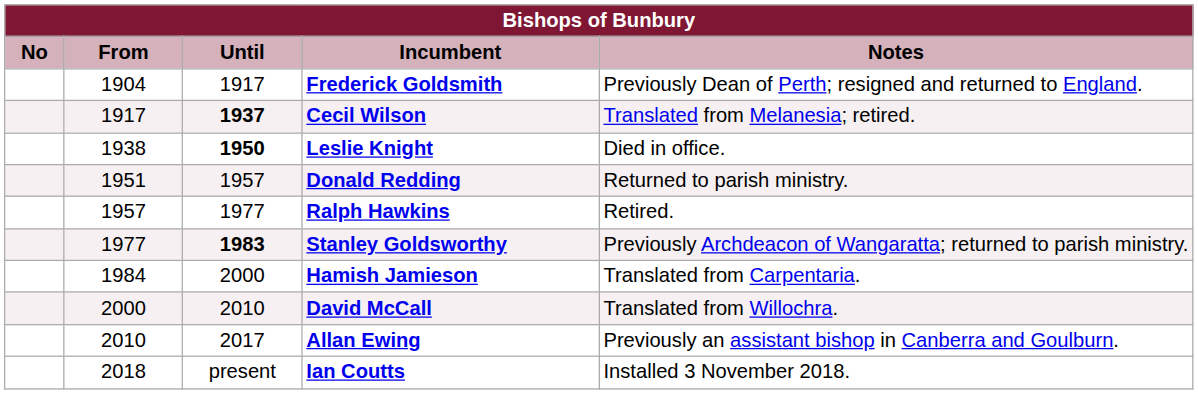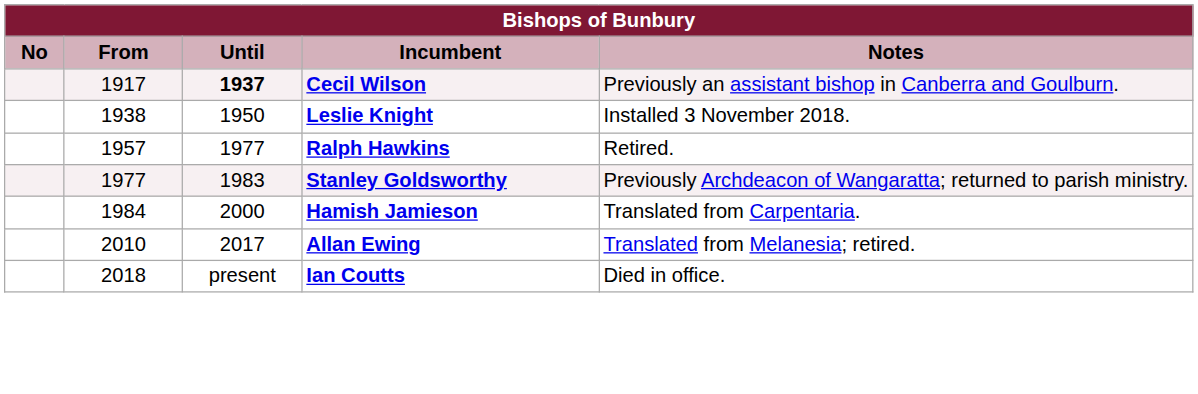- row: (404, 84)
(759, 116) Translated from Melanesia; retired. -> (861, 84) Previously an assistant bishop in Canberra and Goulburn.
(242, 148) bold -> (242, 116) normal
(664, 148) Died in office. -> (727, 116) Installed 3 November 2018.
- row: (384, 180)
(242, 244) bold -> (242, 180) normal
- row: (369, 308)
(861, 340) Previously an assistant bishop in Canberra and Goulburn. -> (759, 244) Translated from Melanesia; retired.
(727, 372) Installed 3 November 2018. -> (664, 276) Died in office.
